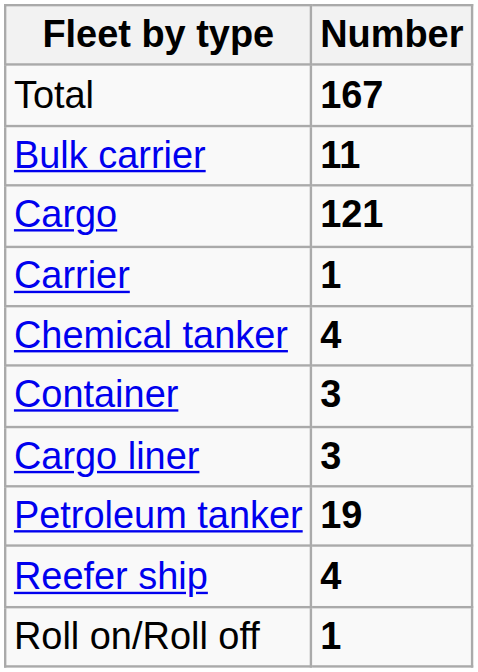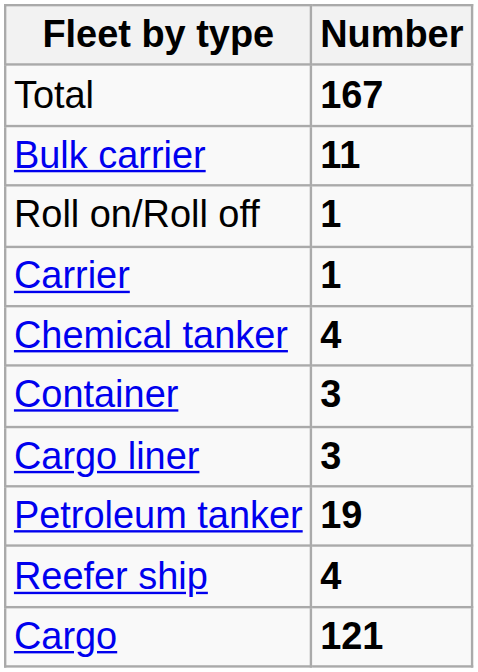rows swapped: (66, 214) <-> (137, 635)
